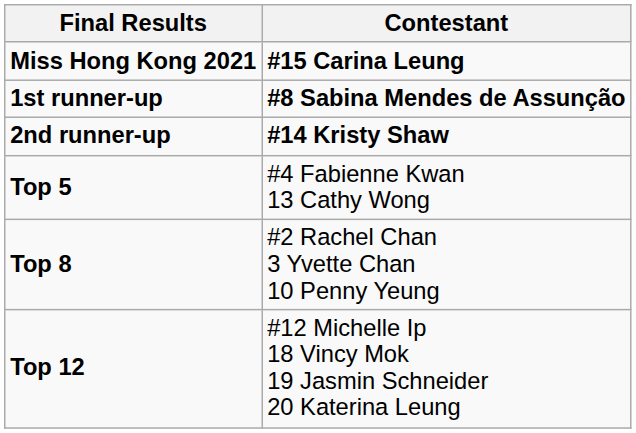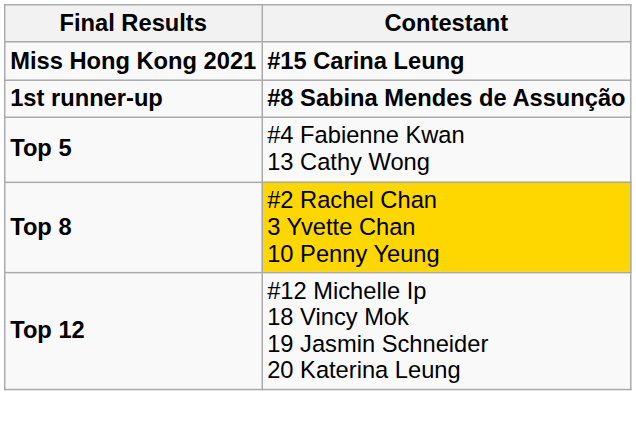- row: (90, 135)
(353, 264) no background -> (353, 226) gold background
